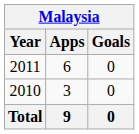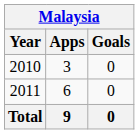rows swapped: (25, 91) <-> (25, 66)
